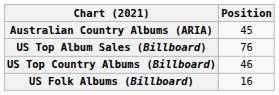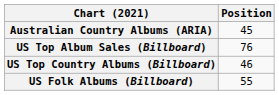(247, 82) 16 -> (247, 82) 55
